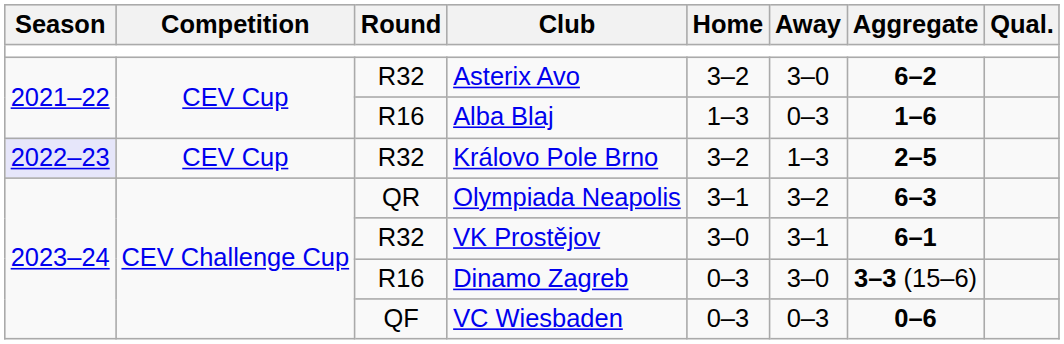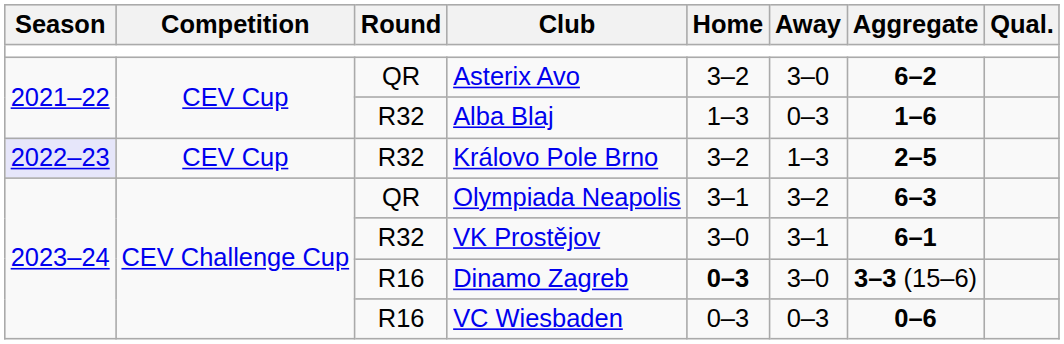(401, 76) R32 -> (401, 76) QR
(401, 117) R16 -> (401, 117) R32
(728, 278) normal -> (728, 278) bold
(401, 318) QF -> (401, 318) R16
